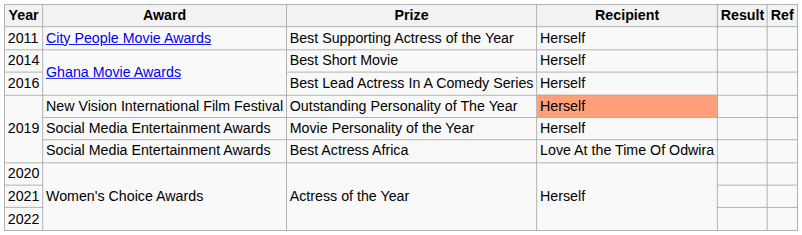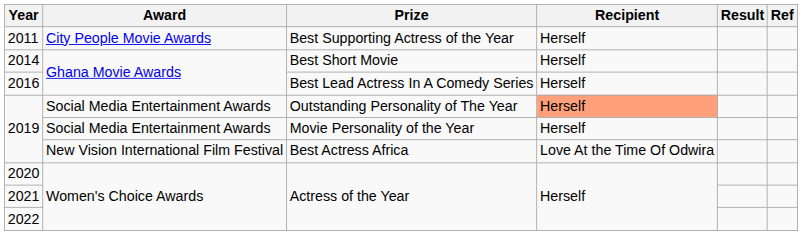(165, 106) New Vision International Film Festival -> (158, 106) Social Media Entertainment Awards
(158, 151) Social Media Entertainment Awards -> (165, 151) New Vision International Film Festival
